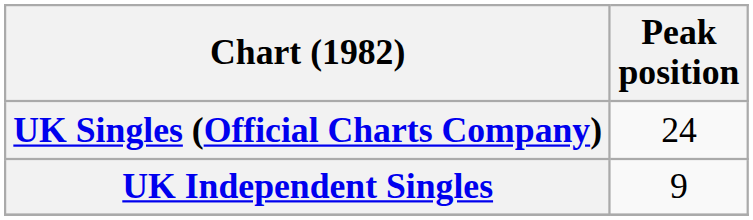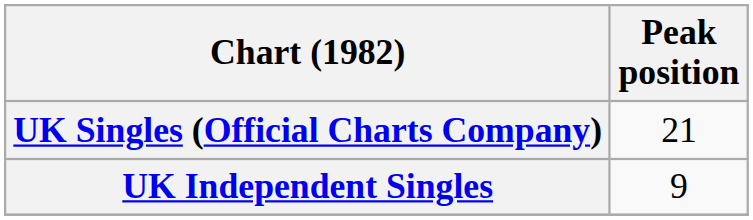(679, 129) 24 -> (679, 129) 21
